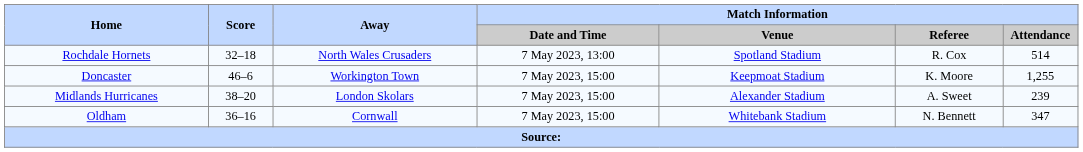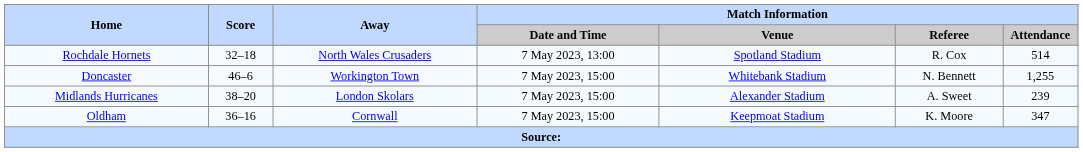(777, 75) Keepmoat Stadium -> (777, 75) Whitebank Stadium
(949, 75) K. Moore -> (949, 75) N. Bennett
(777, 116) Whitebank Stadium -> (777, 116) Keepmoat Stadium
(949, 116) N. Bennett -> (949, 116) K. Moore
